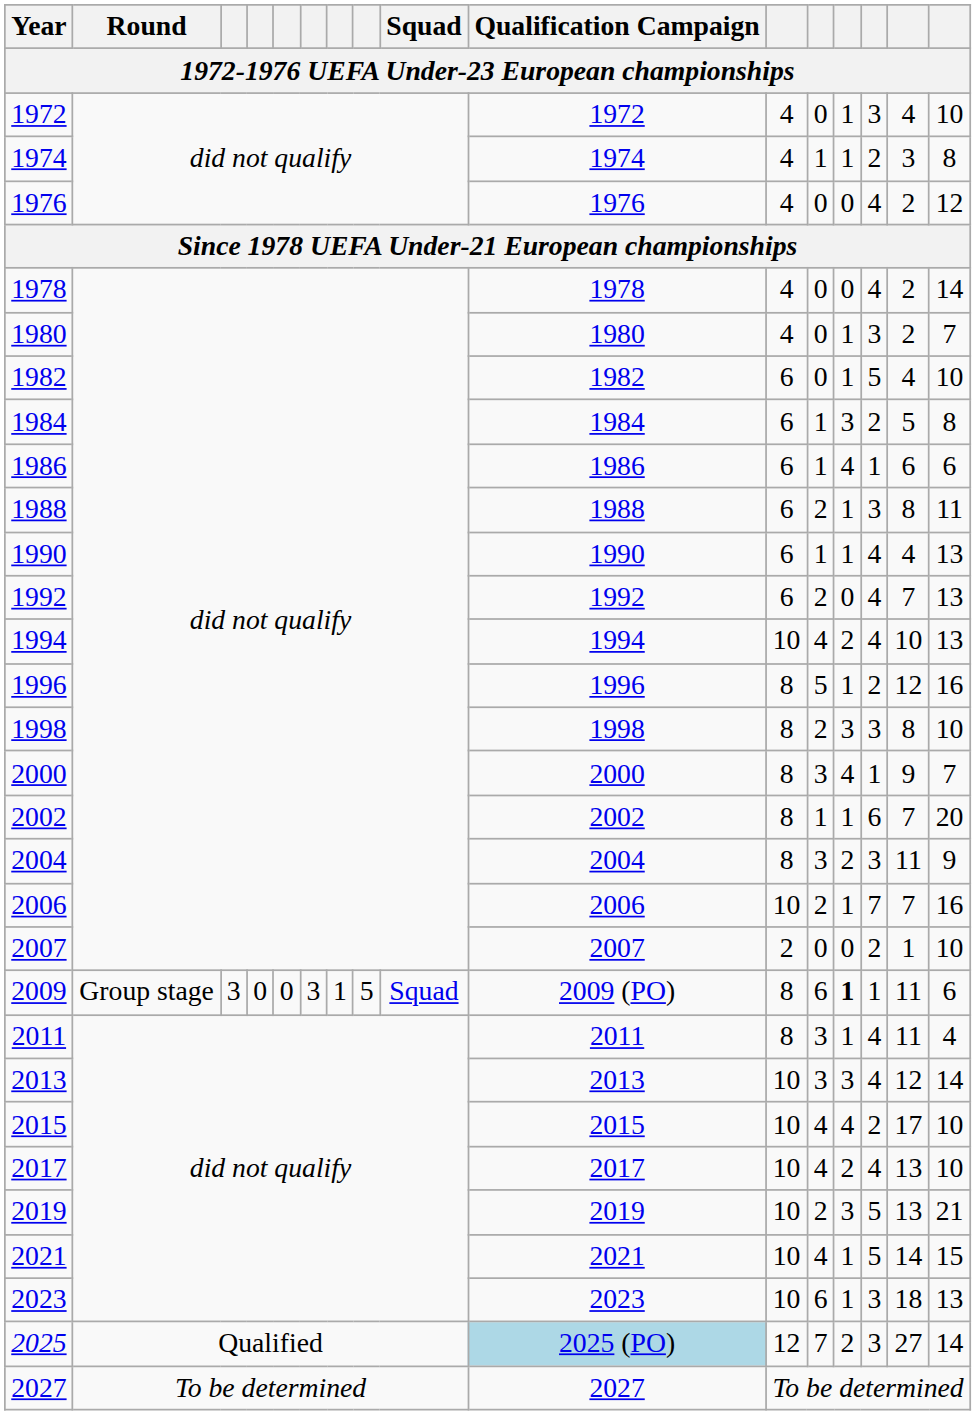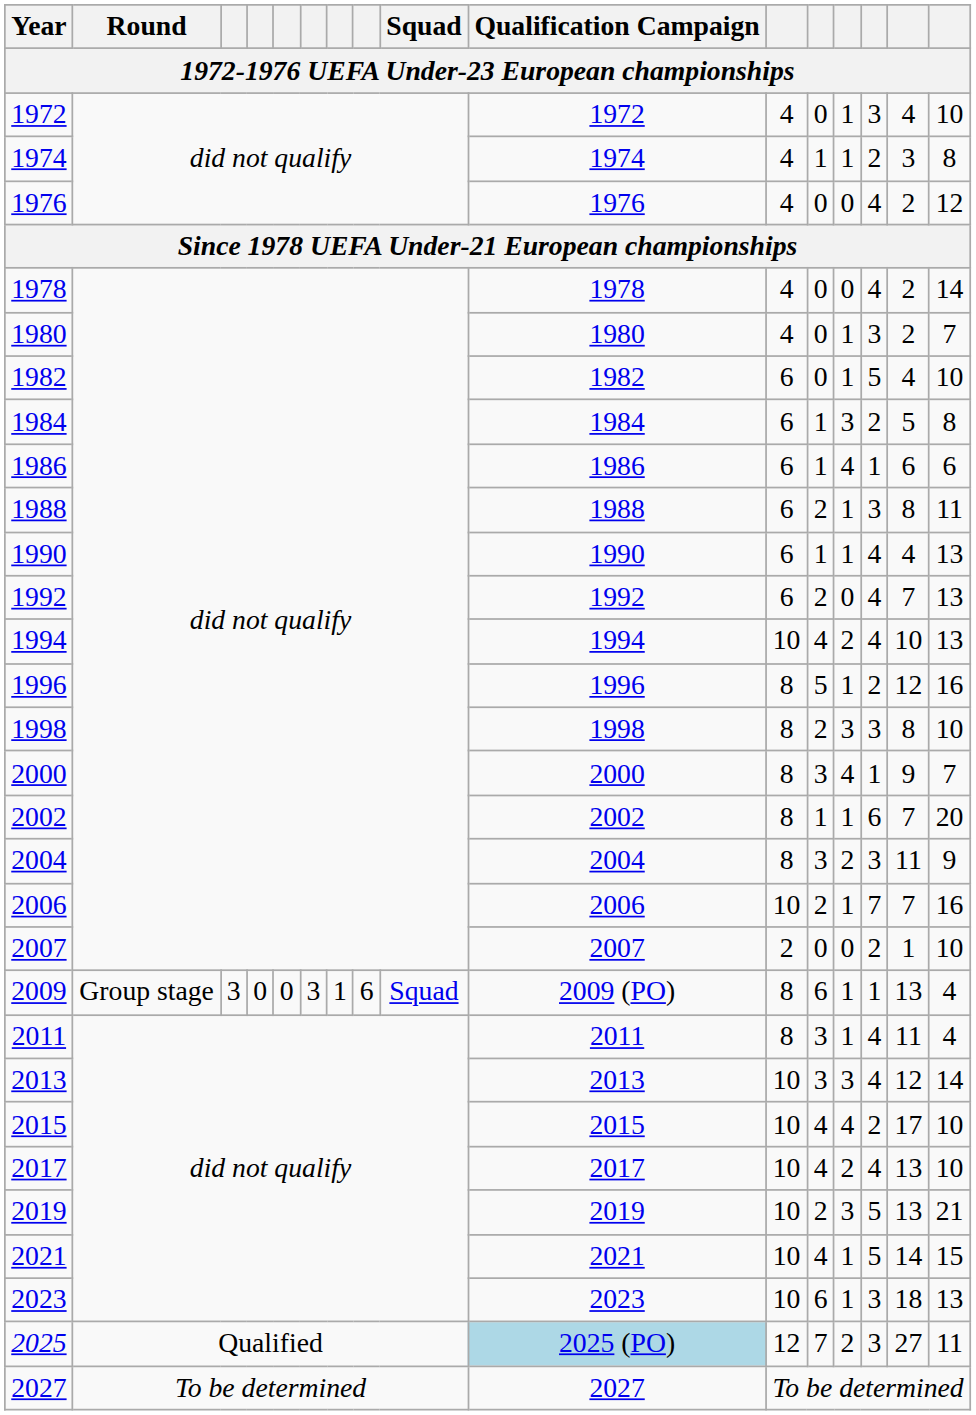(367, 992) 5 -> (367, 992) 6
(848, 992) bold -> (848, 992) normal
(908, 992) 11 -> (908, 992) 13
(949, 992) 6 -> (949, 992) 4
(949, 1343) 14 -> (949, 1343) 11
